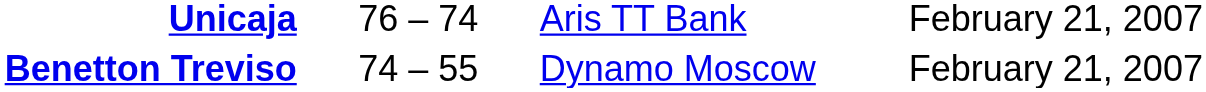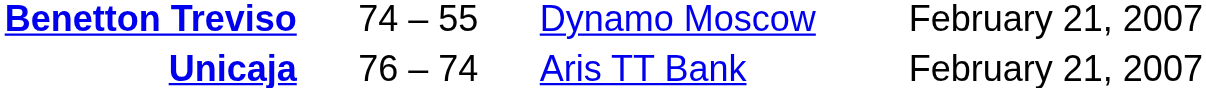rows swapped: (151, 68) <-> (233, 19)
